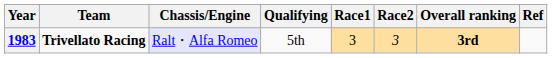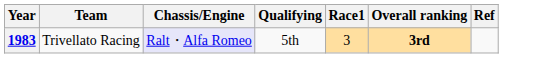- column: (395, 16)
(94, 40) bold -> (91, 40) normal
